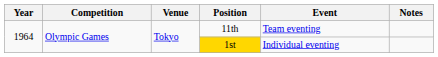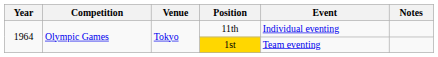(292, 29) Team eventing -> (301, 29) Individual eventing
(301, 45) Individual eventing -> (292, 45) Team eventing
